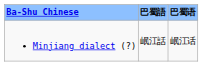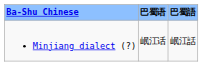columns swapped: (183, 12) <-> (153, 12)
